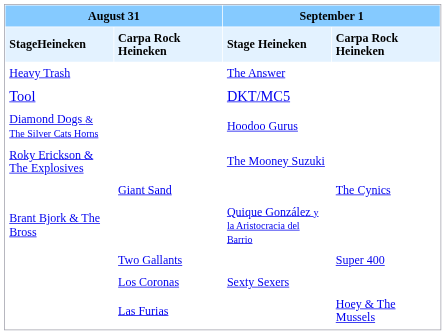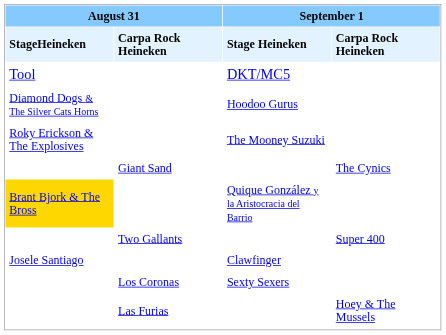- row: (168, 73)
(55, 225) no background -> (55, 203) gold background
+ row: (168, 260)
